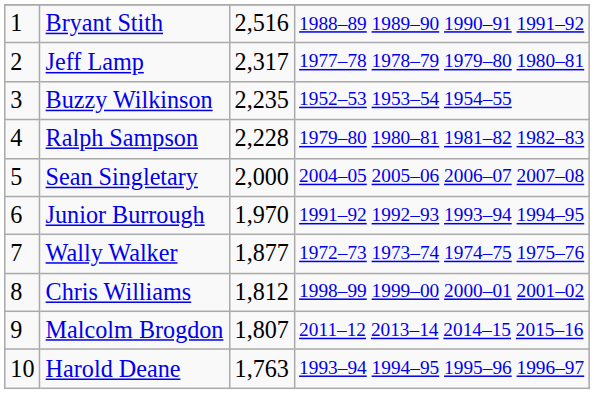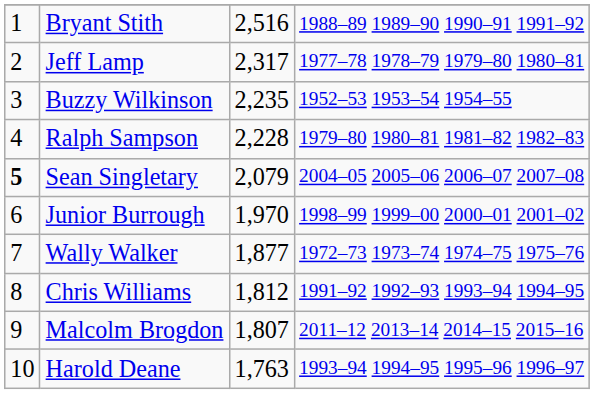(16, 176) normal -> (16, 176) bold
(262, 176) 2,000 -> (262, 176) 2,079
(442, 215) 1991–92 1992–93 1993–94 1994–95 -> (442, 215) 1998–99 1999–00 2000–01 2001–02
(442, 291) 1998–99 1999–00 2000–01 2001–02 -> (442, 291) 1991–92 1992–93 1993–94 1994–95
